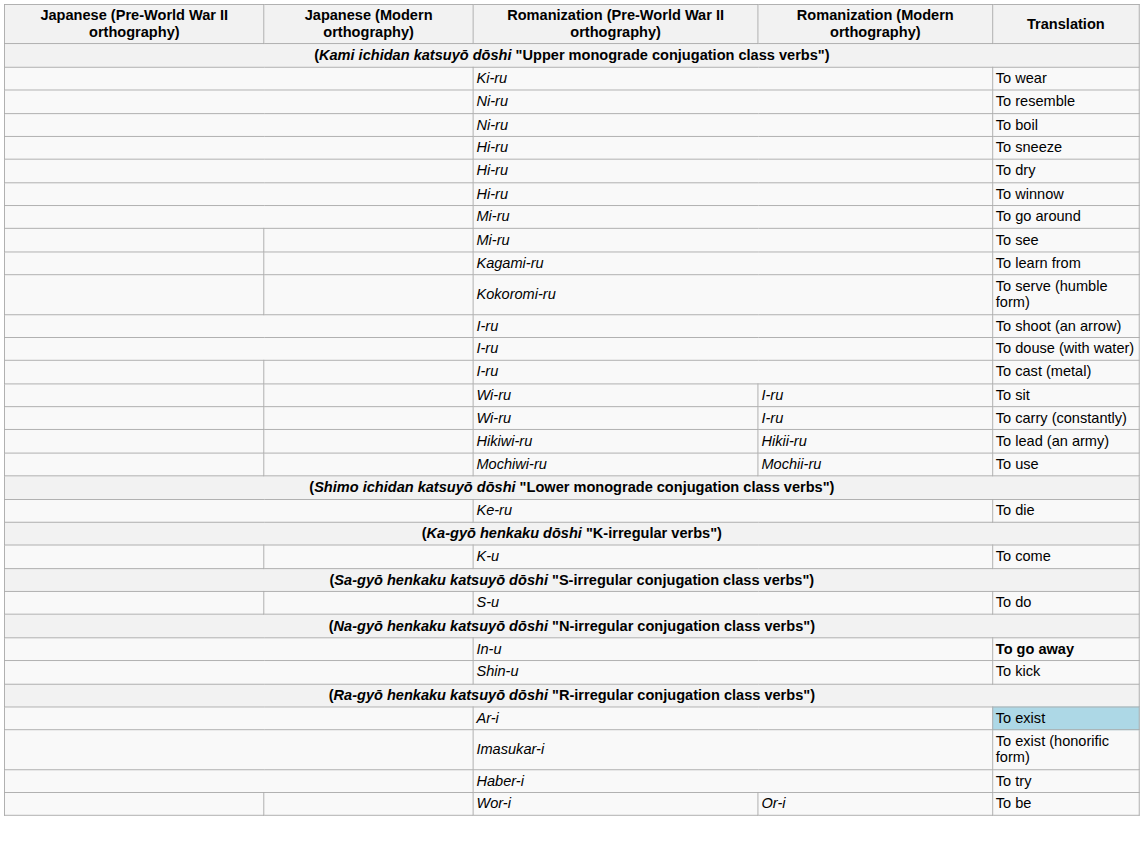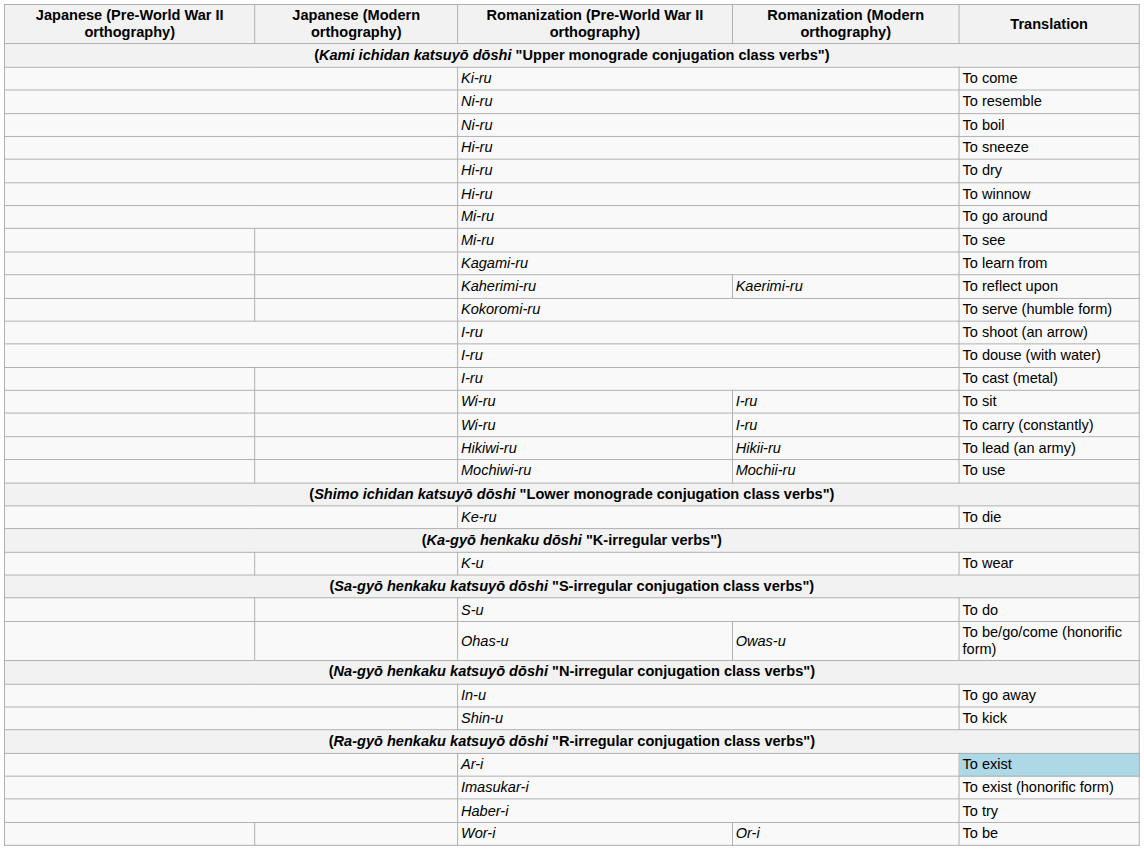(1021, 78) To wear -> (990, 78) To come
+ row: (499, 286)
(1023, 556) To come -> (988, 563) To wear
+ row: (485, 640)
(1035, 649) bold -> (999, 695) normal
